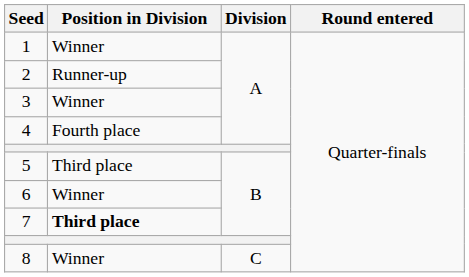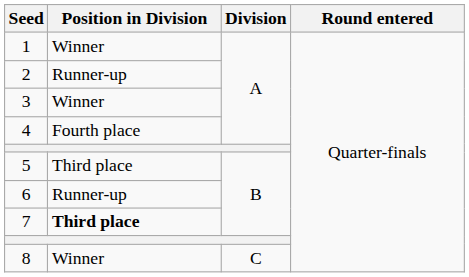(78, 194) Winner -> (89, 194) Runner-up
